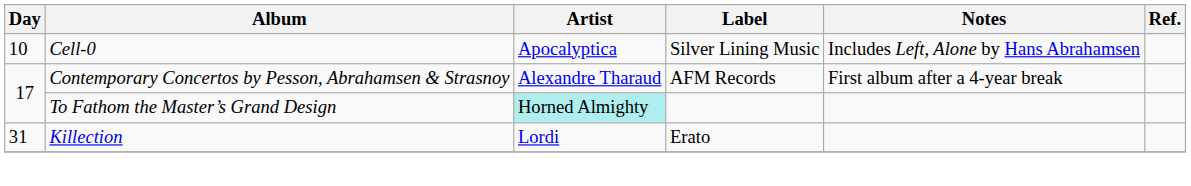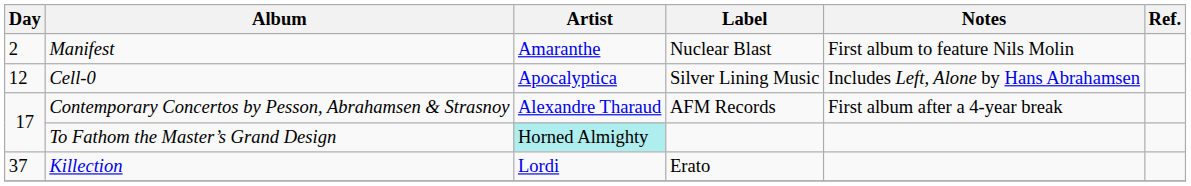+ row: (82, 48)
(18, 48) 10 -> (18, 78) 12
(18, 136) 31 -> (18, 166) 37
